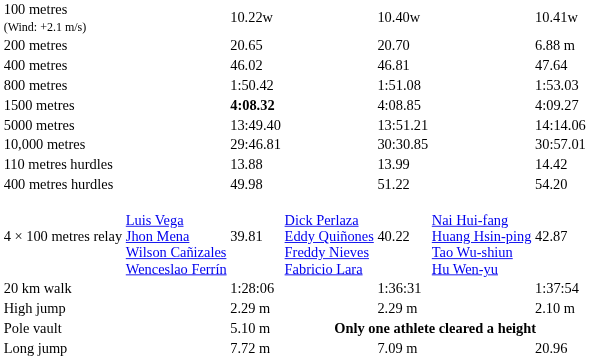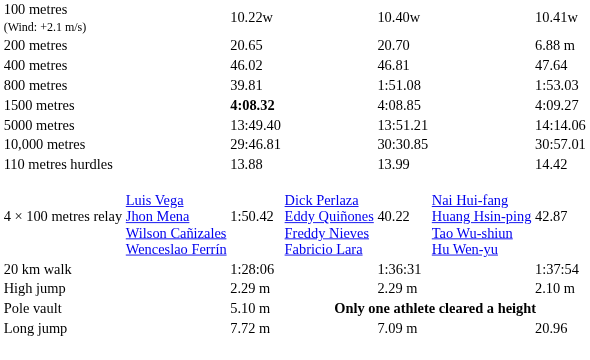(252, 85) 1:50.42 -> (246, 85) 39.81
- row: (58, 184)
(246, 236) 39.81 -> (252, 216) 1:50.42
